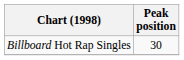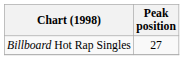(156, 45) 30 -> (156, 45) 27
